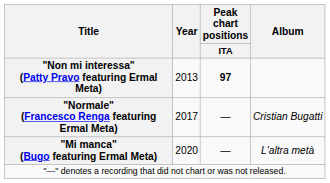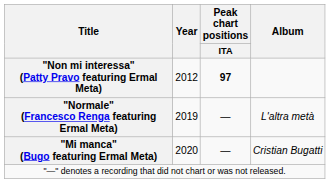(187, 77) 2013 -> (187, 77) 2012
(187, 117) 2017 -> (187, 117) 2019
(288, 117) Cristian Bugatti -> (288, 117) L'altra metà
(288, 150) L'altra metà -> (288, 150) Cristian Bugatti
